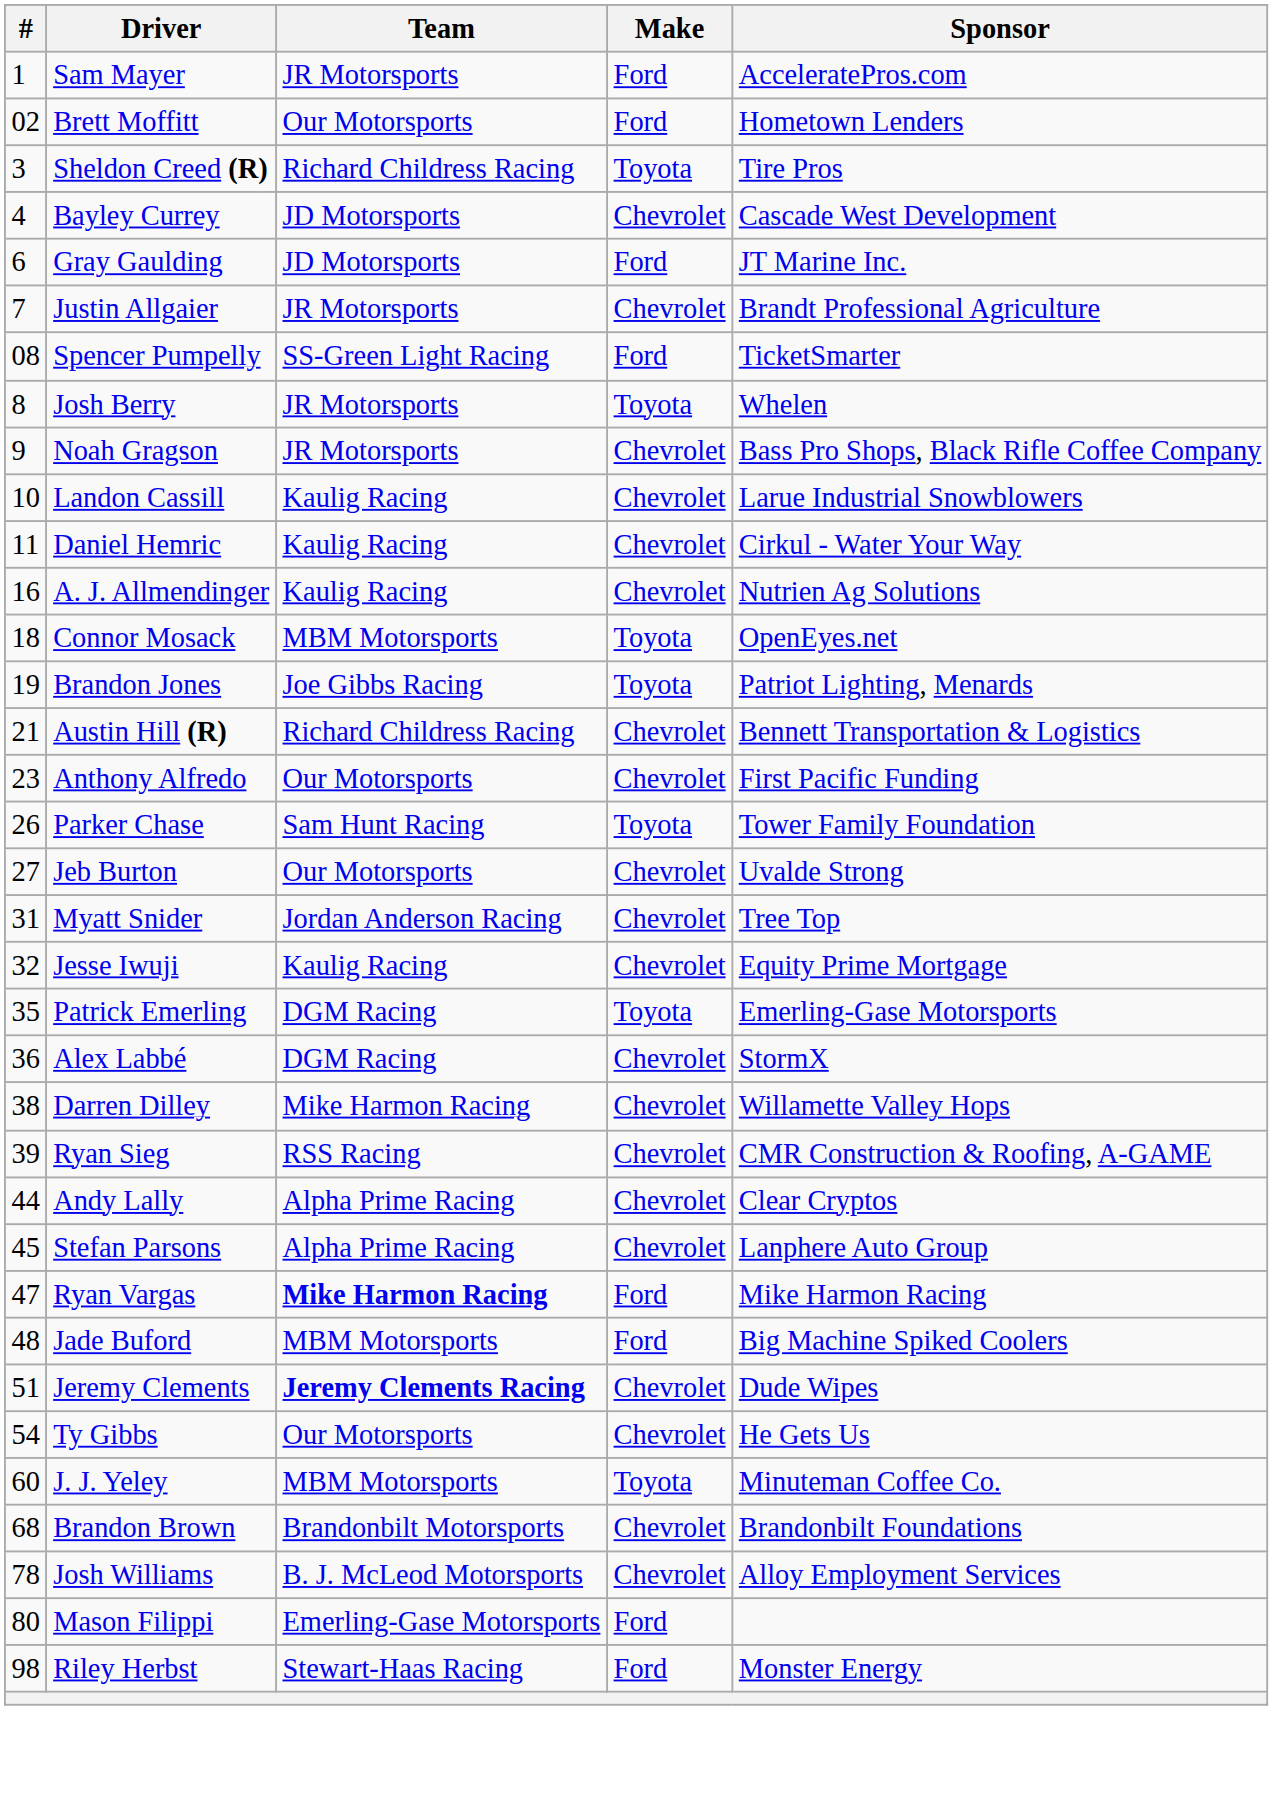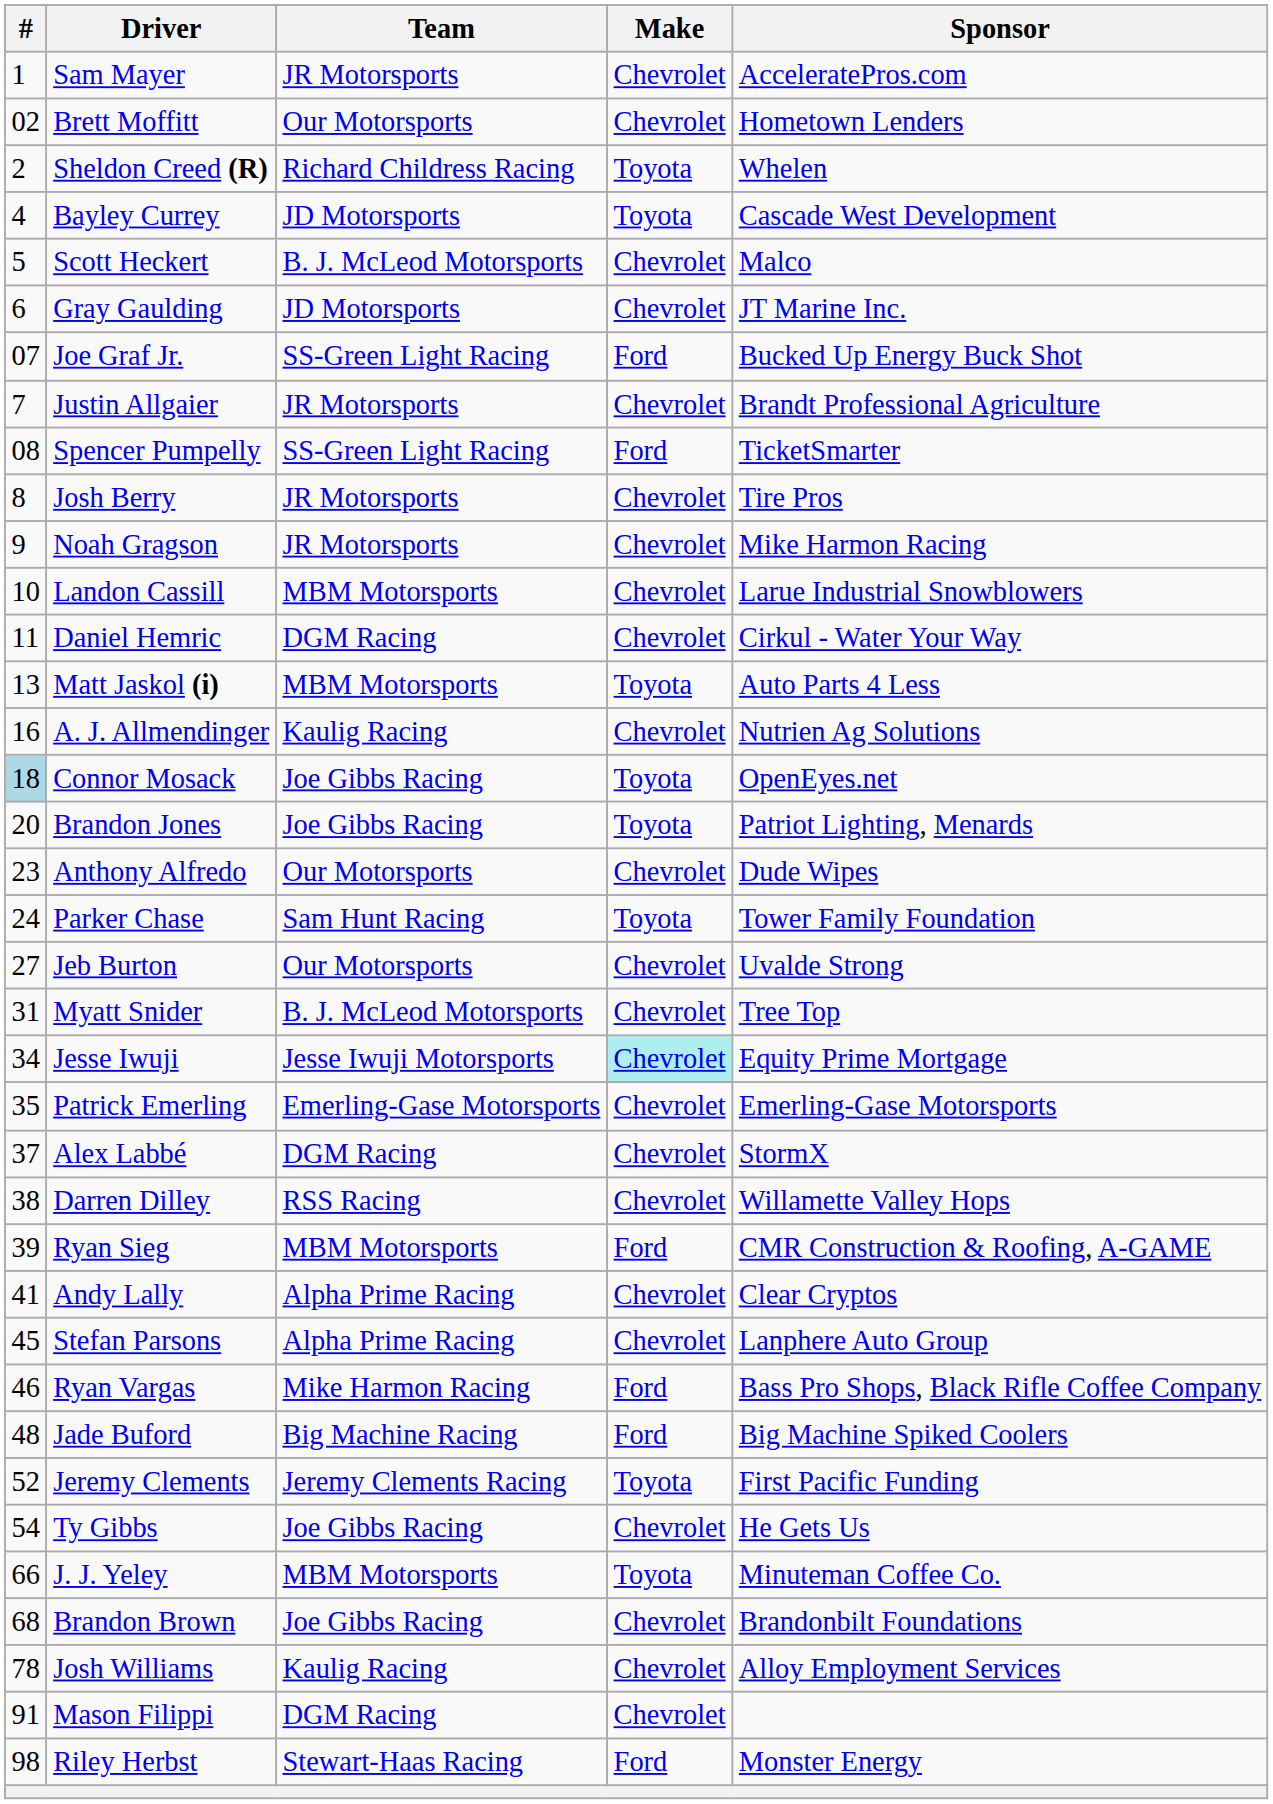(640, 74) Ford -> (670, 74) Chevrolet
(640, 121) Ford -> (670, 121) Chevrolet
(19, 168) 3 -> (19, 168) 2
(791, 168) Tire Pros -> (783, 168) Whelen
(670, 215) Chevrolet -> (653, 215) Toyota
+ row: (131, 262)
(640, 262) Ford -> (670, 309) Chevrolet
+ row: (118, 356)
(653, 403) Toyota -> (670, 496) Chevrolet
(783, 403) Whelen -> (791, 496) Tire Pros
(1000, 449) Bass Pro Shops, Black Rifle Coffee Company -> (863, 543) Mike Harmon Racing
(365, 496) Kaulig Racing -> (390, 590) MBM Motorsports
(365, 543) Kaulig Racing -> (359, 637) DGM Racing
+ row: (136, 684)
(26, 637) no background -> (26, 777) lightblue background
(390, 637) MBM Motorsports -> (383, 777) Joe Gibbs Racing
(26, 684) 19 -> (26, 824) 20
- row: (140, 731)
(859, 777) First Pacific Funding -> (809, 871) Dude Wipes
(26, 824) 26 -> (26, 918) 24
(422, 918) Jordan Anderson Racing -> (433, 1012) B. J. McLeod Motorsports
(26, 965) 32 -> (26, 1059) 34
(365, 965) Kaulig Racing -> (418, 1059) Jesse Iwuji Motorsports
(670, 965) no background -> (670, 1059) paleturquoise background
(359, 1012) DGM Racing -> (441, 1106) Emerling-Gase Motorsports
(653, 1012) Toyota -> (670, 1106) Chevrolet
(26, 1059) 36 -> (26, 1152) 37
(406, 1106) Mike Harmon Racing -> (352, 1199) RSS Racing
(352, 1152) RSS Racing -> (390, 1246) MBM Motorsports
(670, 1152) Chevrolet -> (640, 1246) Ford
(26, 1199) 44 -> (26, 1293) 41
(26, 1293) 47 -> (26, 1387) 46
(415, 1293) bold -> (406, 1387) normal
(863, 1293) Mike Harmon Racing -> (1000, 1387) Bass Pro Shops, Black Rifle Coffee Company
(390, 1340) MBM Motorsports -> (400, 1434) Big Machine Racing
(26, 1387) 51 -> (26, 1480) 52
(434, 1387) bold -> (424, 1480) normal
(670, 1387) Chevrolet -> (653, 1480) Toyota
(809, 1387) Dude Wipes -> (859, 1480) First Pacific Funding
(378, 1434) Our Motorsports -> (383, 1527) Joe Gibbs Racing
(26, 1480) 60 -> (26, 1574) 66
(423, 1527) Brandonbilt Motorsports -> (383, 1621) Joe Gibbs Racing
(433, 1574) B. J. McLeod Motorsports -> (365, 1668) Kaulig Racing
(26, 1621) 80 -> (26, 1715) 91
(441, 1621) Emerling-Gase Motorsports -> (359, 1715) DGM Racing
(640, 1621) Ford -> (670, 1715) Chevrolet
